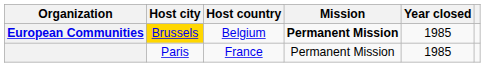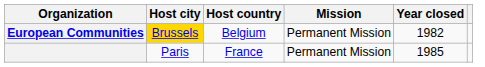(343, 33) bold -> (339, 33) normal
(438, 33) 1985 -> (430, 33) 1982
